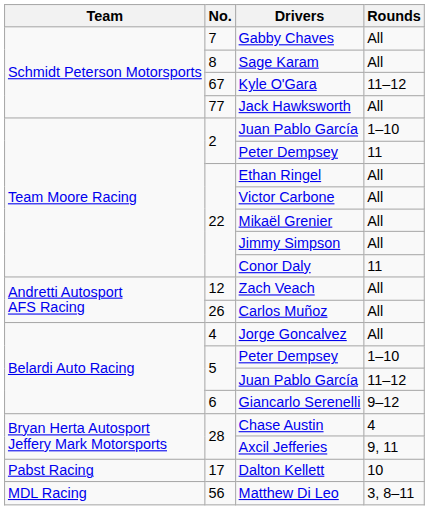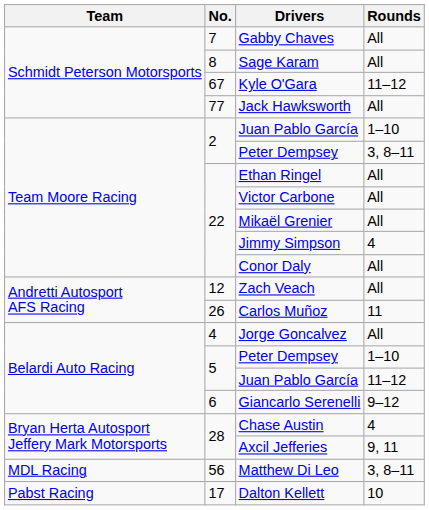(375, 152) 11 -> (391, 152) 3, 8–11
(375, 243) All -> (371, 243) 4
(375, 265) 11 -> (375, 265) All
(375, 311) All -> (375, 311) 11
rows swapped: (217, 493) <-> (217, 470)
